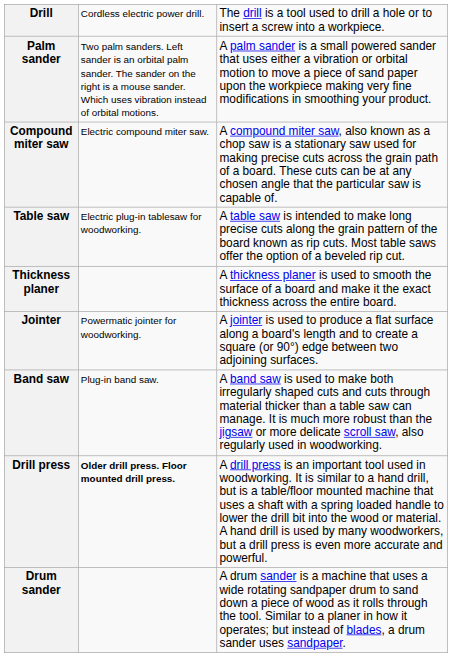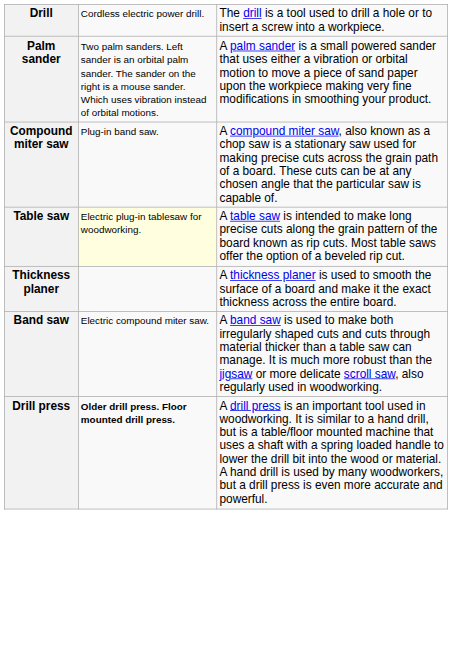(145, 132) Electric compound miter saw. -> (120, 132) Plug-in band saw.
(141, 224) no background -> (141, 224) lightyellow background
- row: (41, 320)
(120, 380) Plug-in band saw. -> (145, 321) Electric compound miter saw.
- row: (41, 583)
